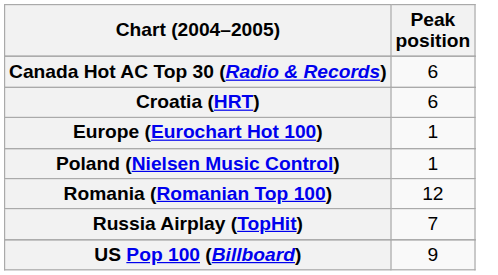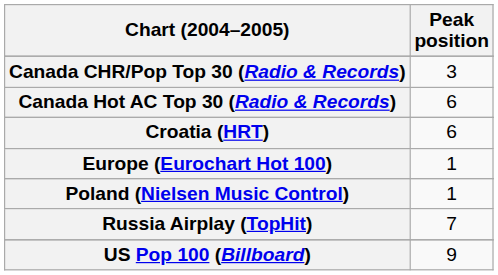+ row: (207, 71)
- row: (198, 193)
